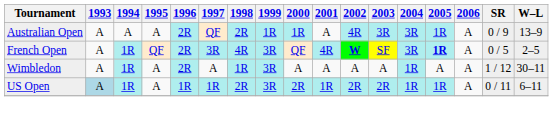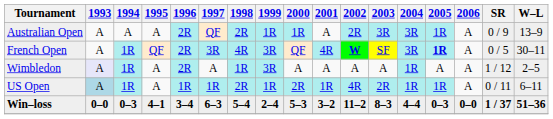(355, 31) 4R -> (355, 31) 2R
(531, 50) 2–5 -> (531, 50) 30–11
(100, 68) no background -> (100, 68) lavender background
(531, 68) 30–11 -> (531, 68) 2–5
(270, 86) 3R -> (270, 86) 1R
(355, 86) 2R -> (355, 86) 4R
+ row: (29, 104)
